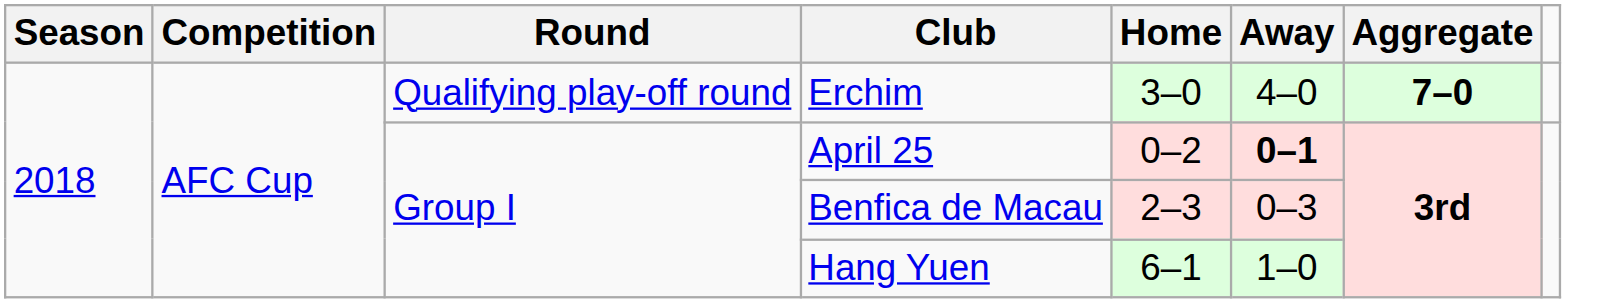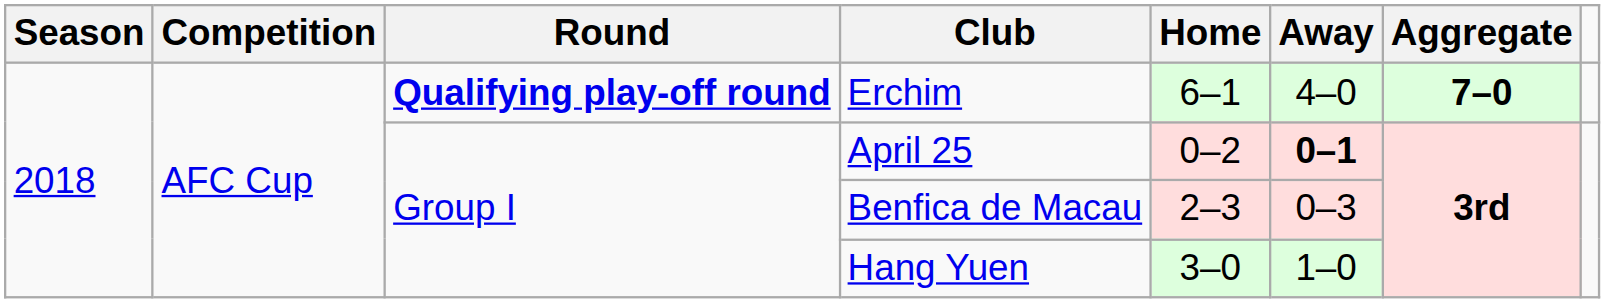(592, 92) normal -> (612, 92) bold
(1171, 92) 3–0 -> (1210, 92) 6–1
(1171, 267) 6–1 -> (1210, 267) 3–0
